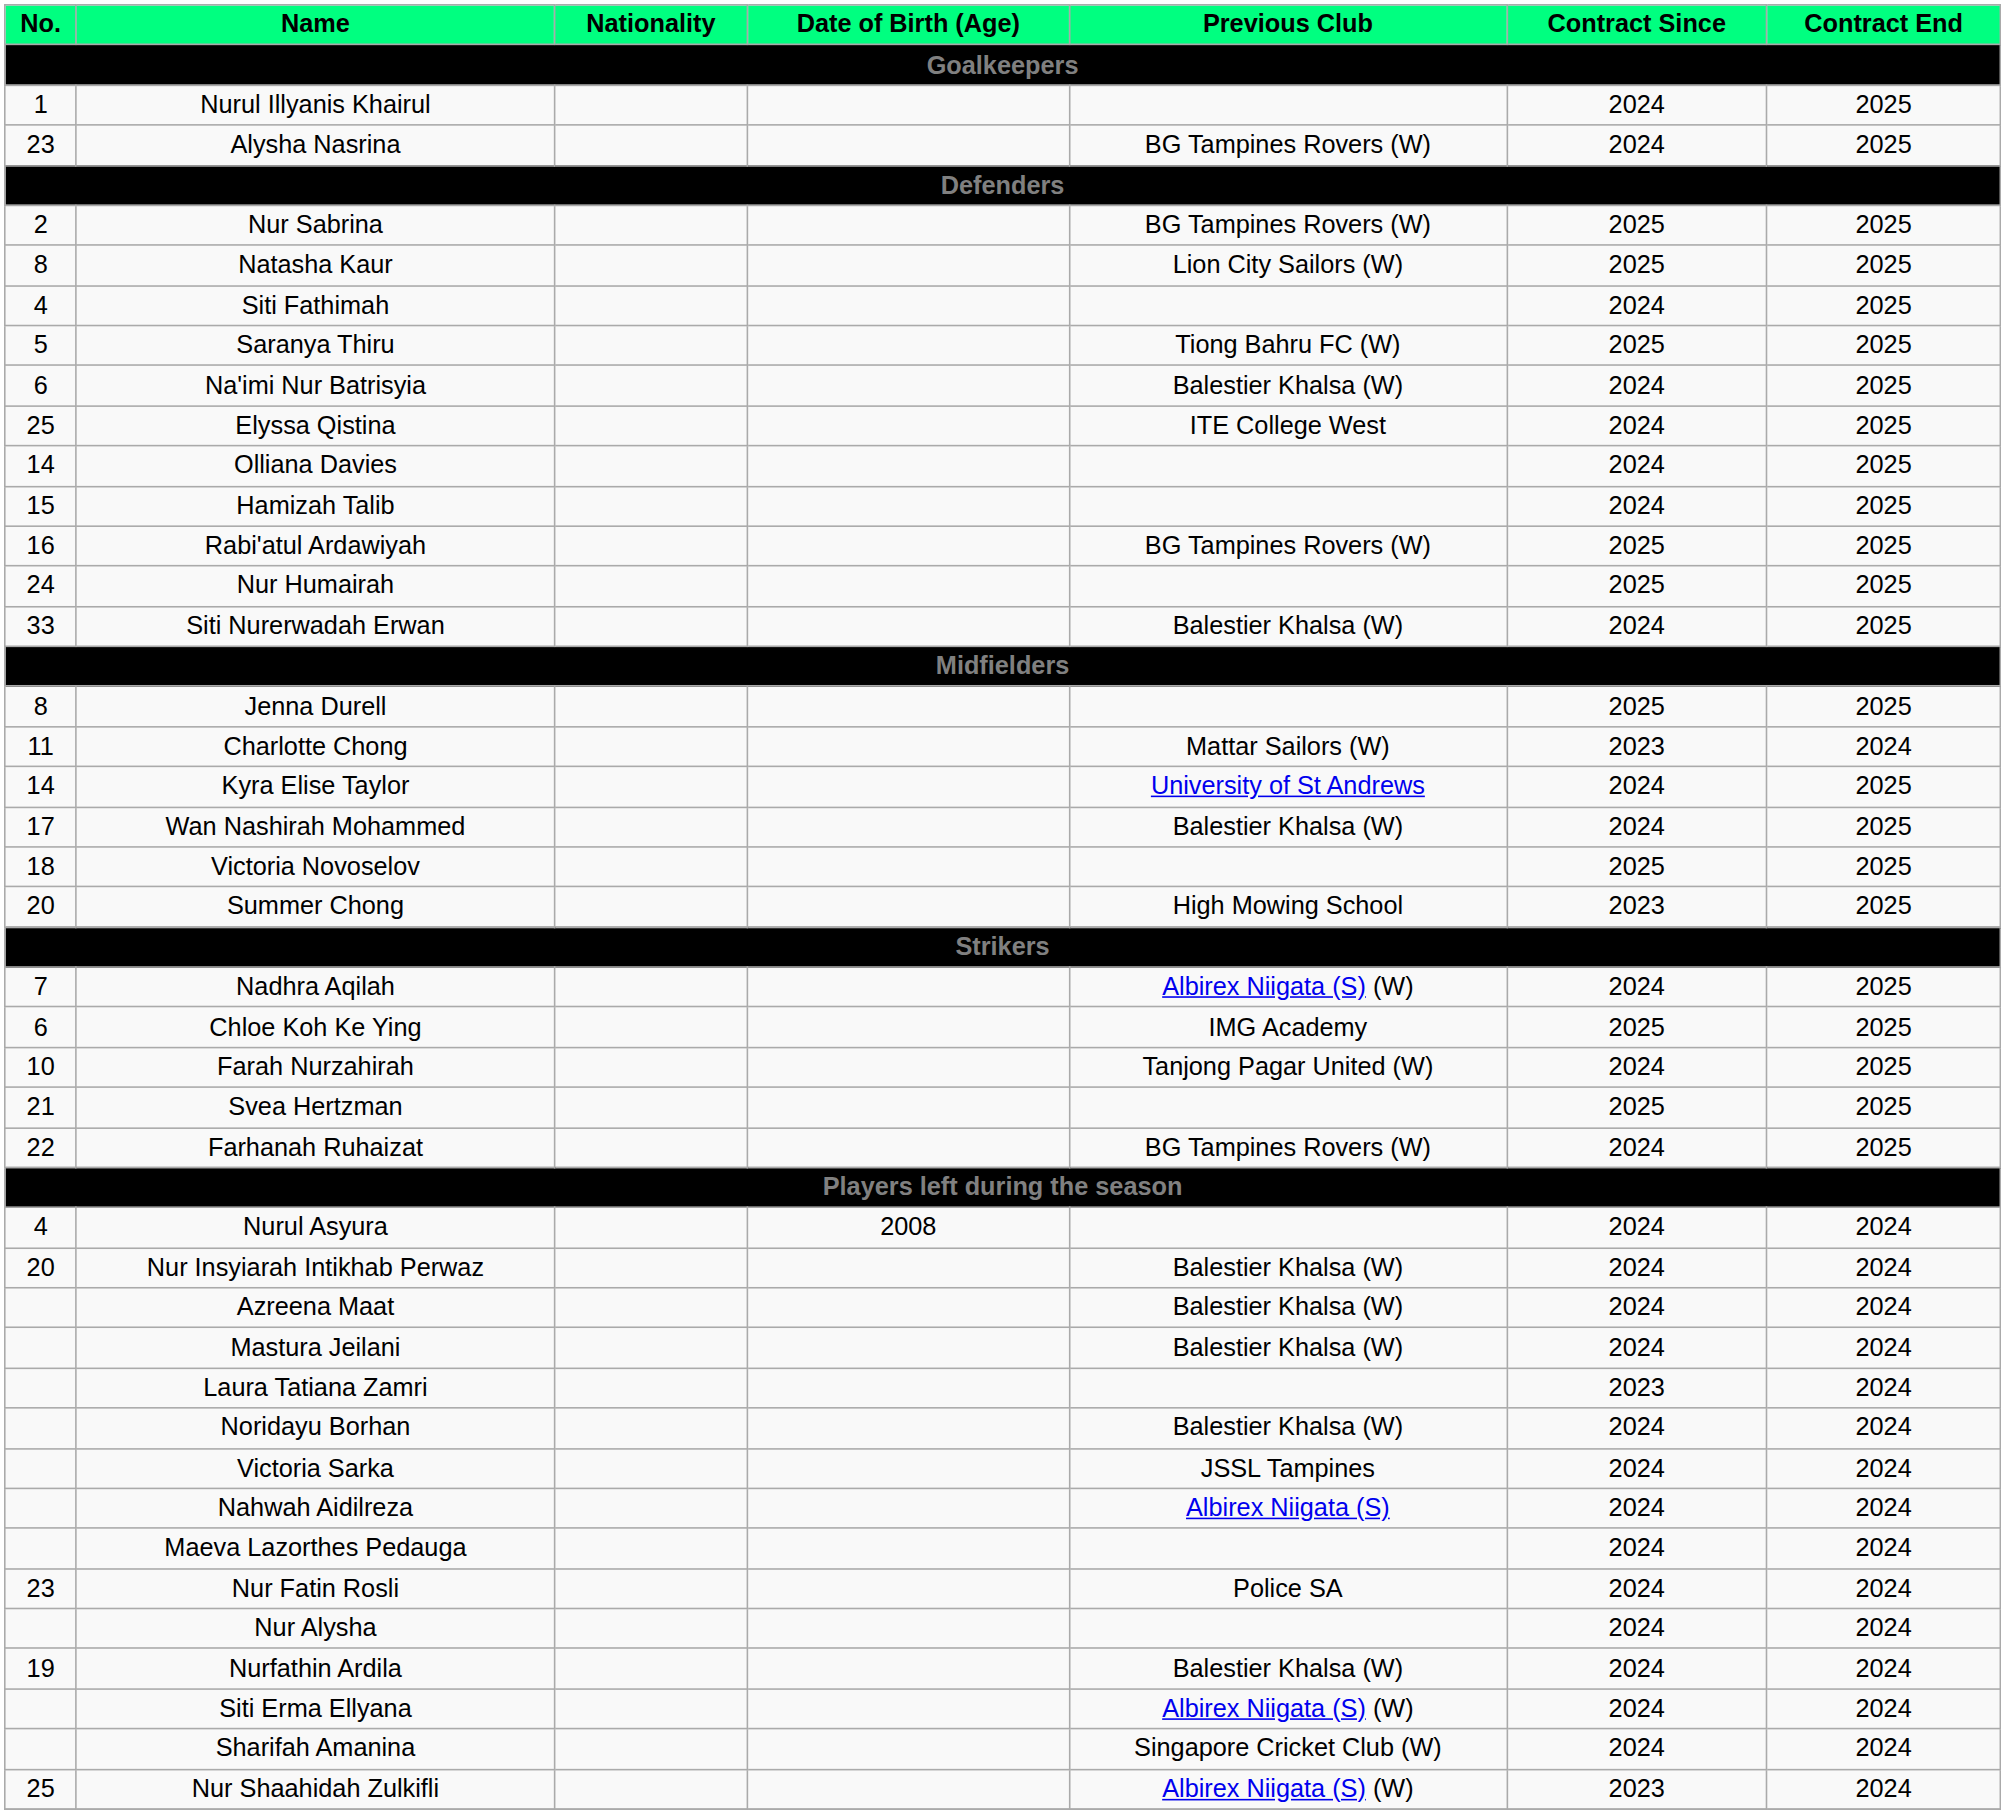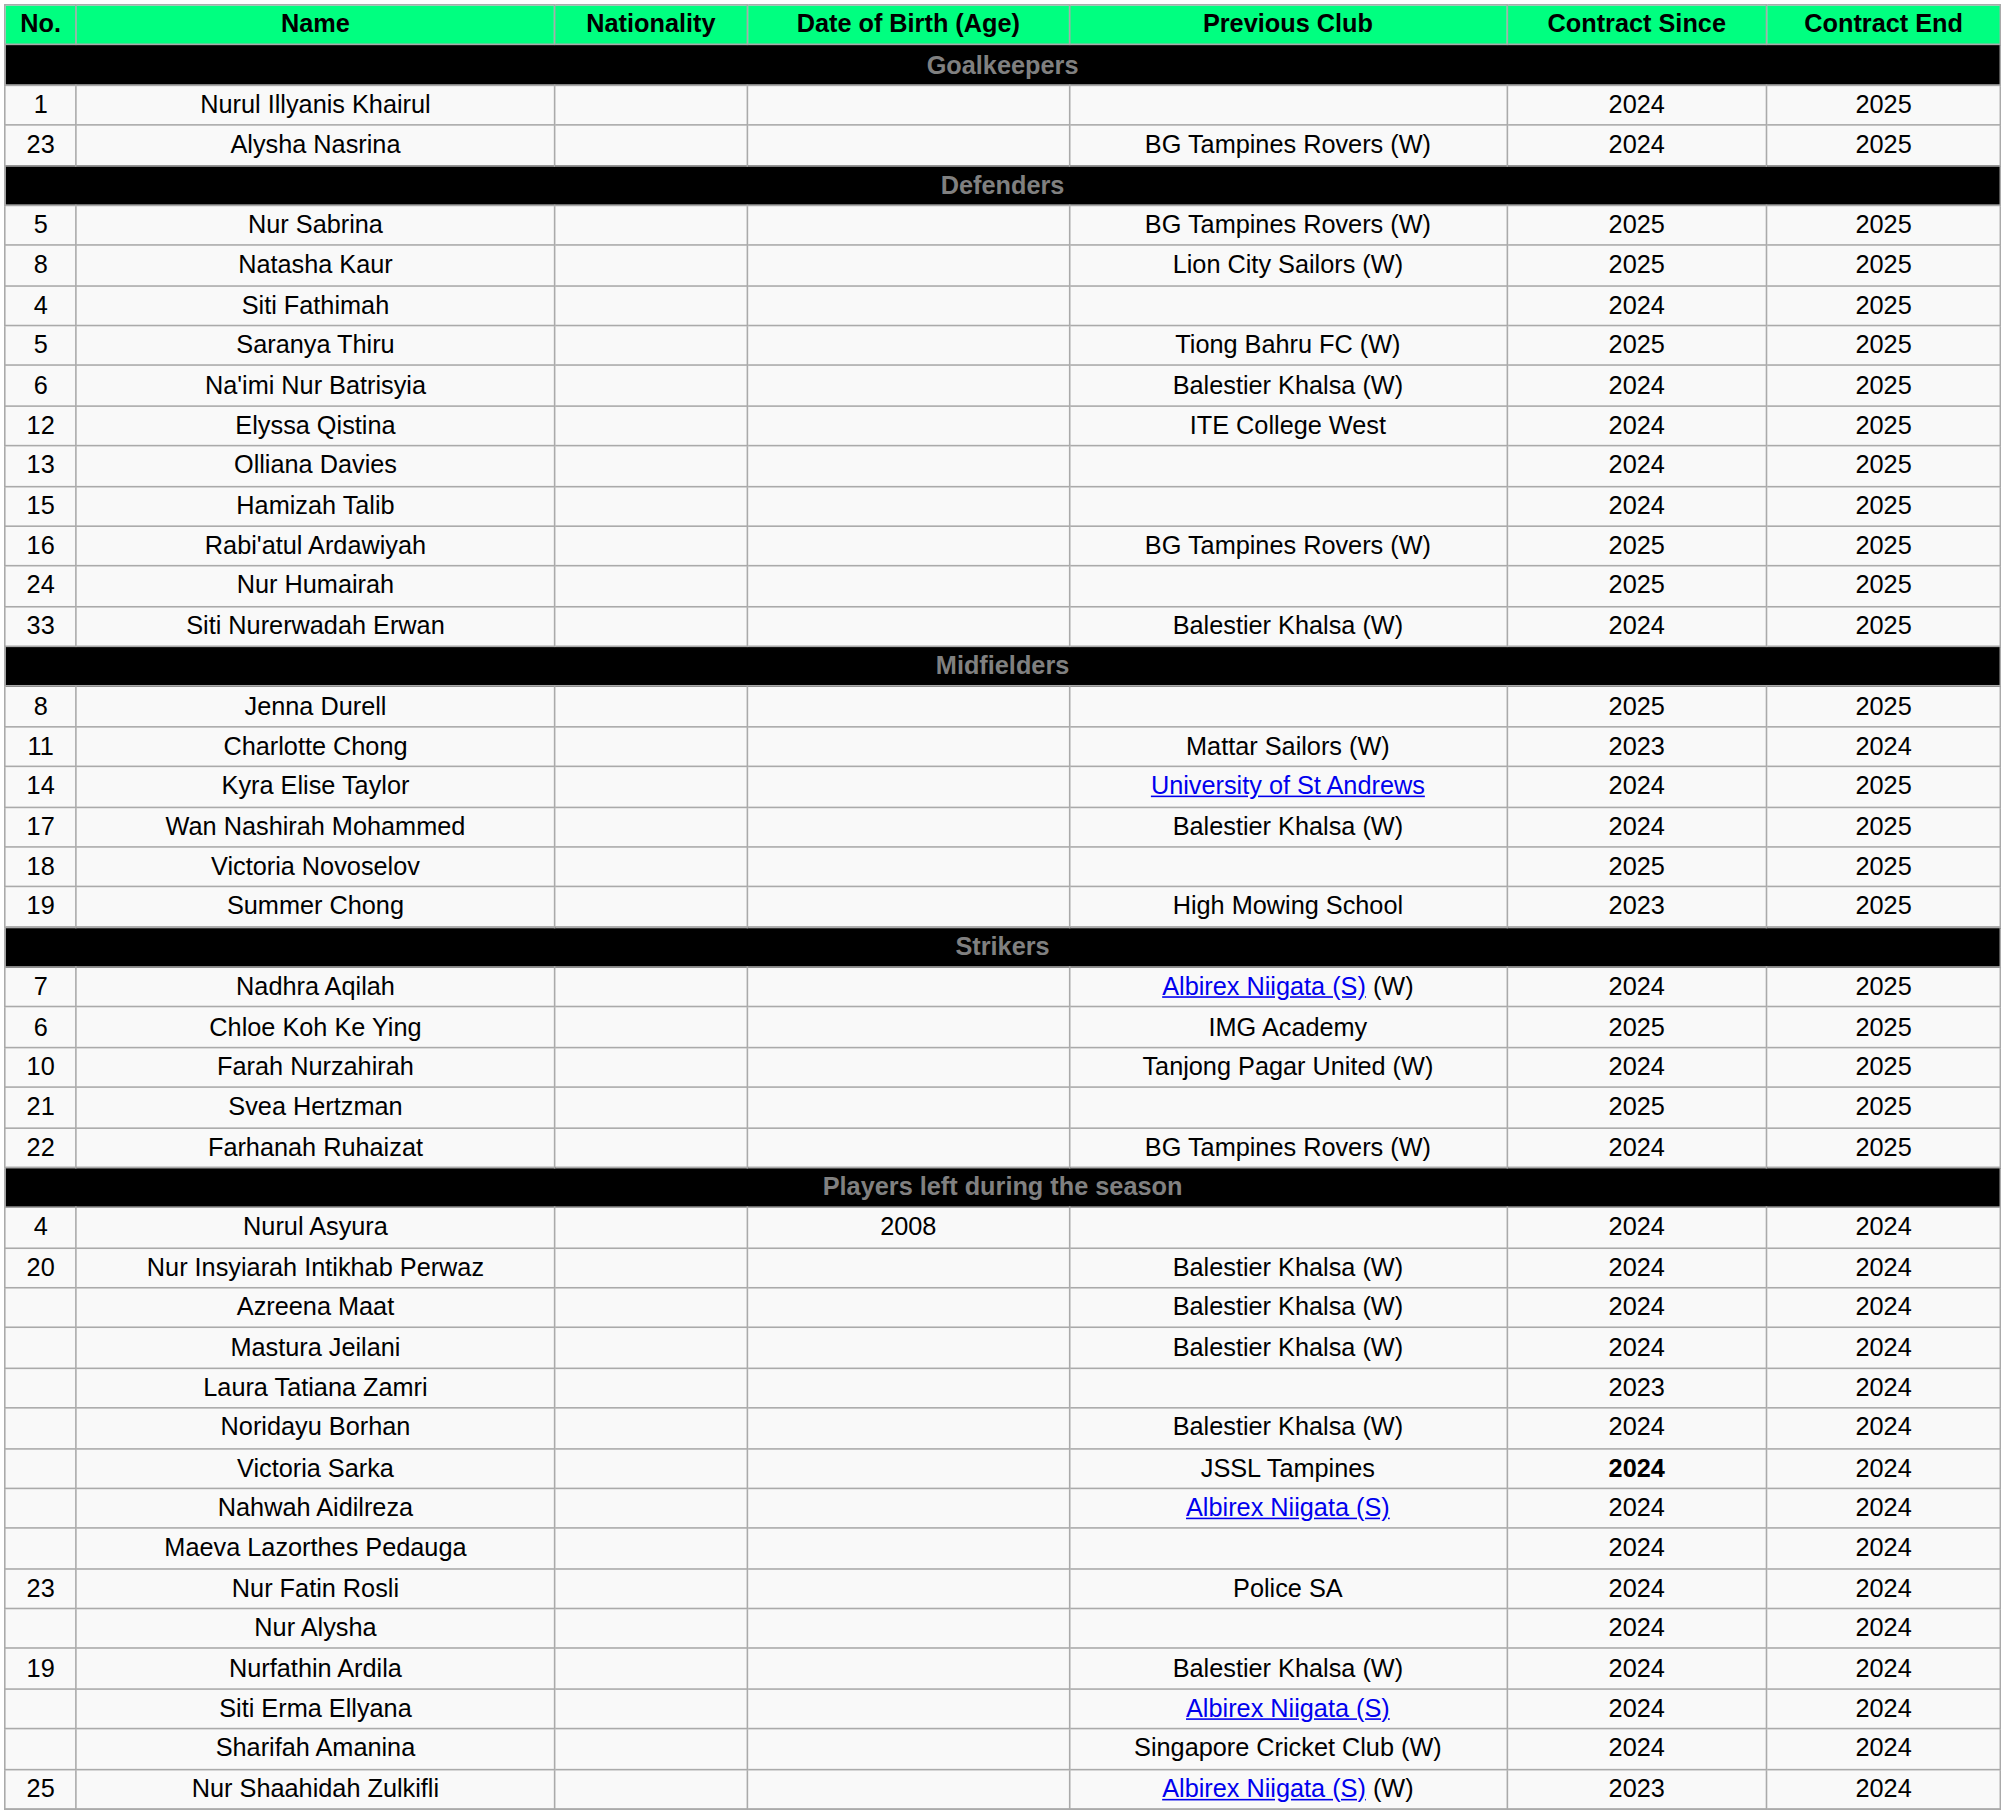(41, 225) 2 -> (41, 225) 5
(41, 425) 25 -> (41, 425) 12
(41, 465) 14 -> (41, 465) 13
(41, 906) 20 -> (41, 906) 19
(1637, 1467) normal -> (1637, 1467) bold
(1288, 1708) Albirex Niigata (S) (W) -> (1288, 1708) Albirex Niigata (S)
